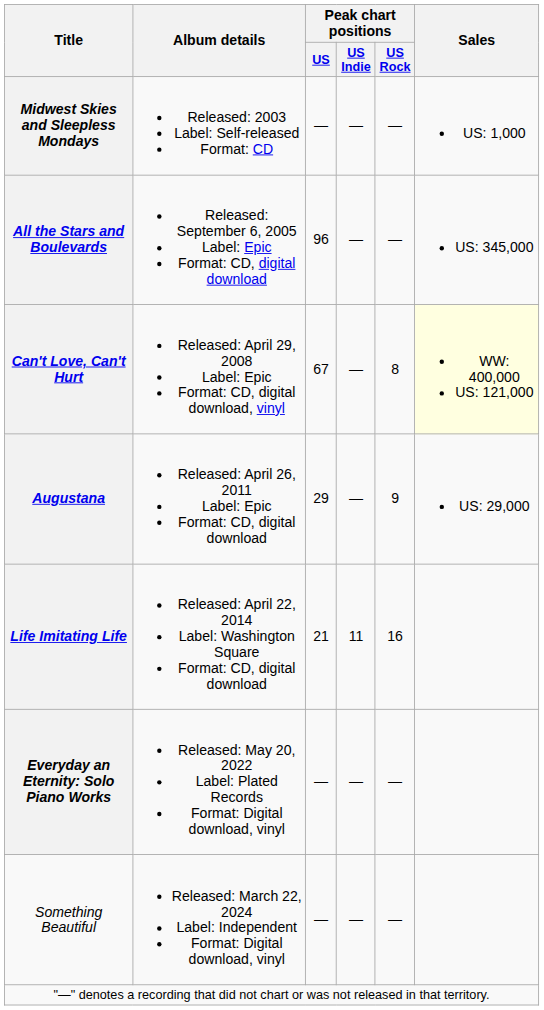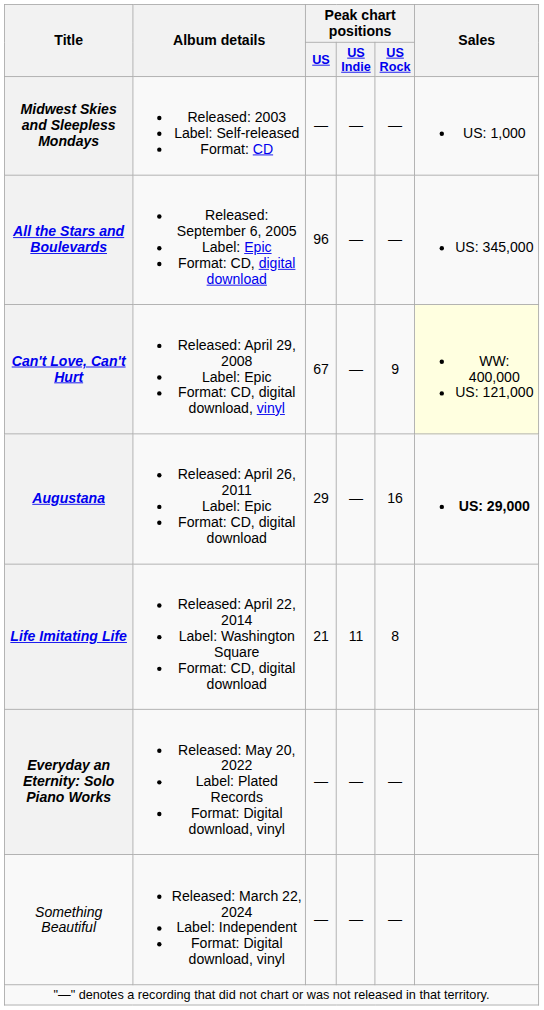(395, 369) 8 -> (395, 369) 9
(395, 499) 9 -> (395, 499) 16
(477, 507) normal -> (477, 507) bold
(395, 636) 16 -> (395, 636) 8
